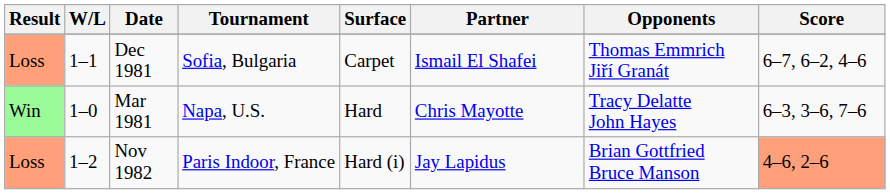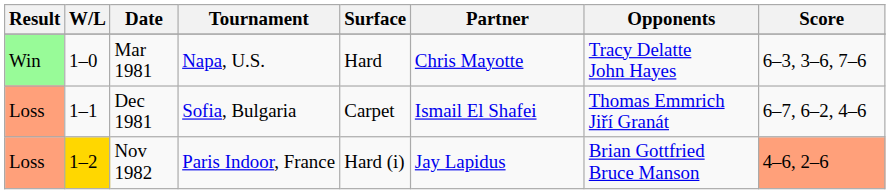rows swapped: (133, 111) <-> (133, 60)
(83, 162) no background -> (83, 162) gold background
